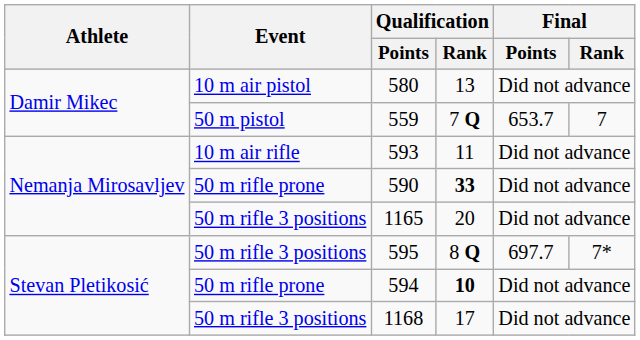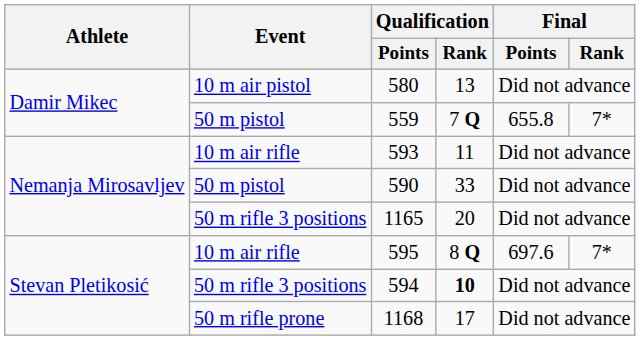(531, 119) 653.7 -> (531, 119) 655.8
(602, 119) 7 -> (602, 119) 7*
(259, 185) 50 m rifle prone -> (239, 185) 50 m pistol
(465, 185) bold -> (465, 185) normal
(280, 252) 50 m rifle 3 positions -> (247, 252) 10 m air rifle
(531, 252) 697.7 -> (531, 252) 697.6
(259, 285) 50 m rifle prone -> (280, 285) 50 m rifle 3 positions
(280, 318) 50 m rifle 3 positions -> (259, 318) 50 m rifle prone
